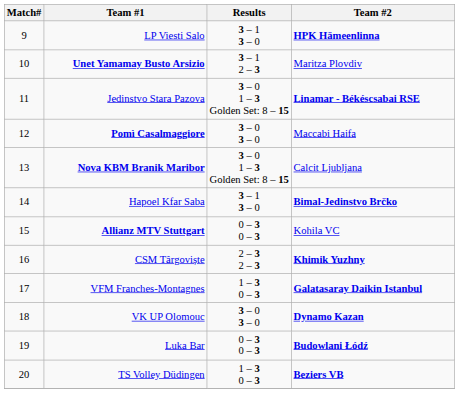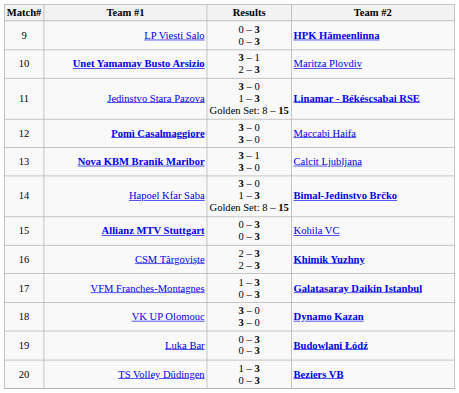(249, 35) 3 – 1 3 – 0 -> (249, 35) 0 – 3 0 – 3
(249, 167) 3 – 0 1 – 3 Golden Set: 8 – 15 -> (249, 161) 3 – 1 3 – 0
(249, 202) 3 – 1 3 – 0 -> (249, 196) 3 – 0 1 – 3 Golden Set: 8 – 15
